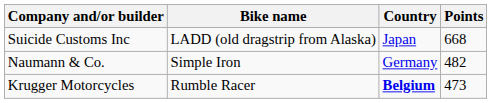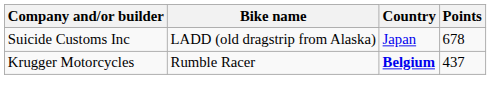(455, 39) 668 -> (454, 39) 678
- row: (56, 62)
(455, 86) 473 -> (454, 62) 437
